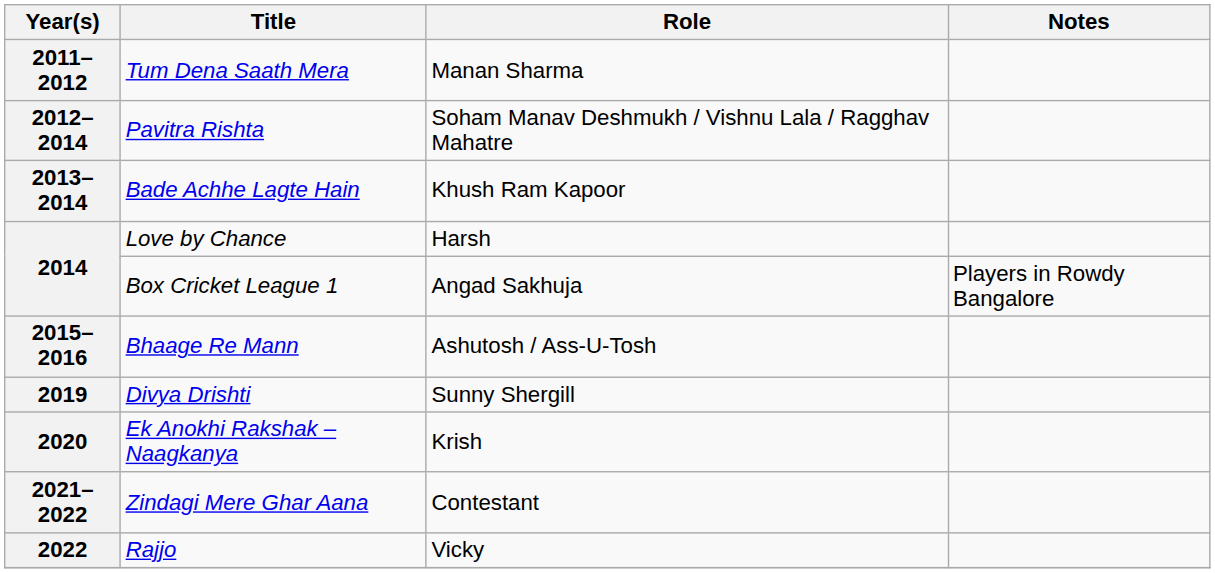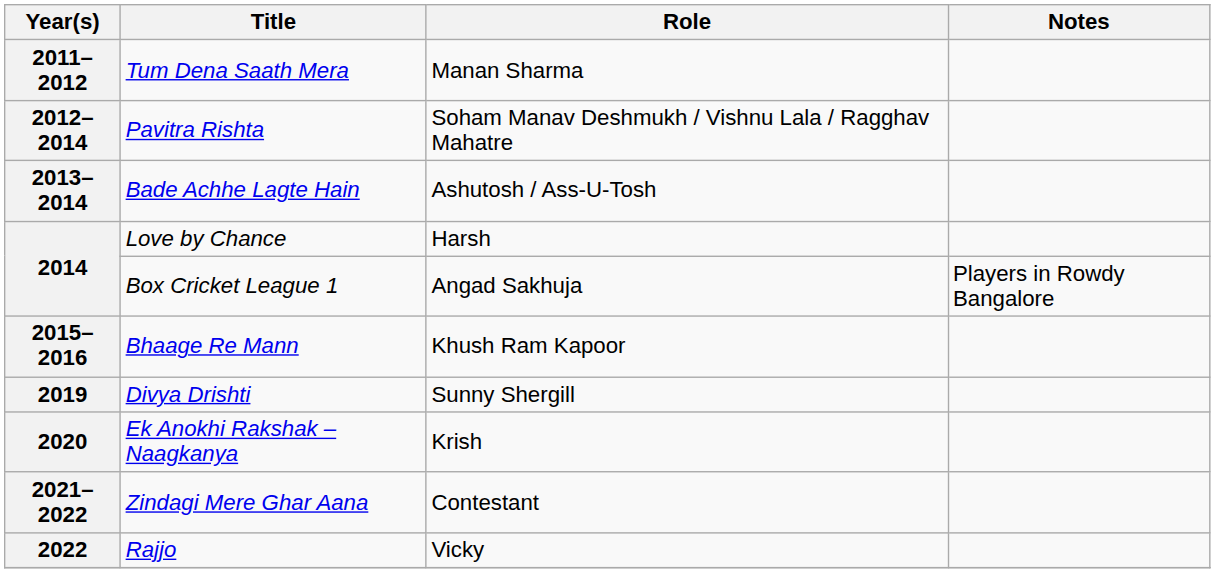(528, 190) Khush Ram Kapoor -> (544, 190) Ashutosh / Ass-U-Tosh
(544, 346) Ashutosh / Ass-U-Tosh -> (528, 346) Khush Ram Kapoor
